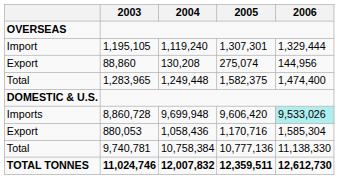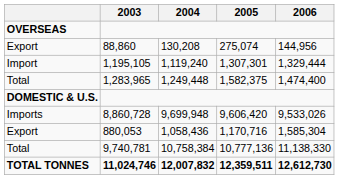rows swapped: (22, 47) <-> (22, 64)
(302, 115) paleturquoise background -> (302, 115) no background
